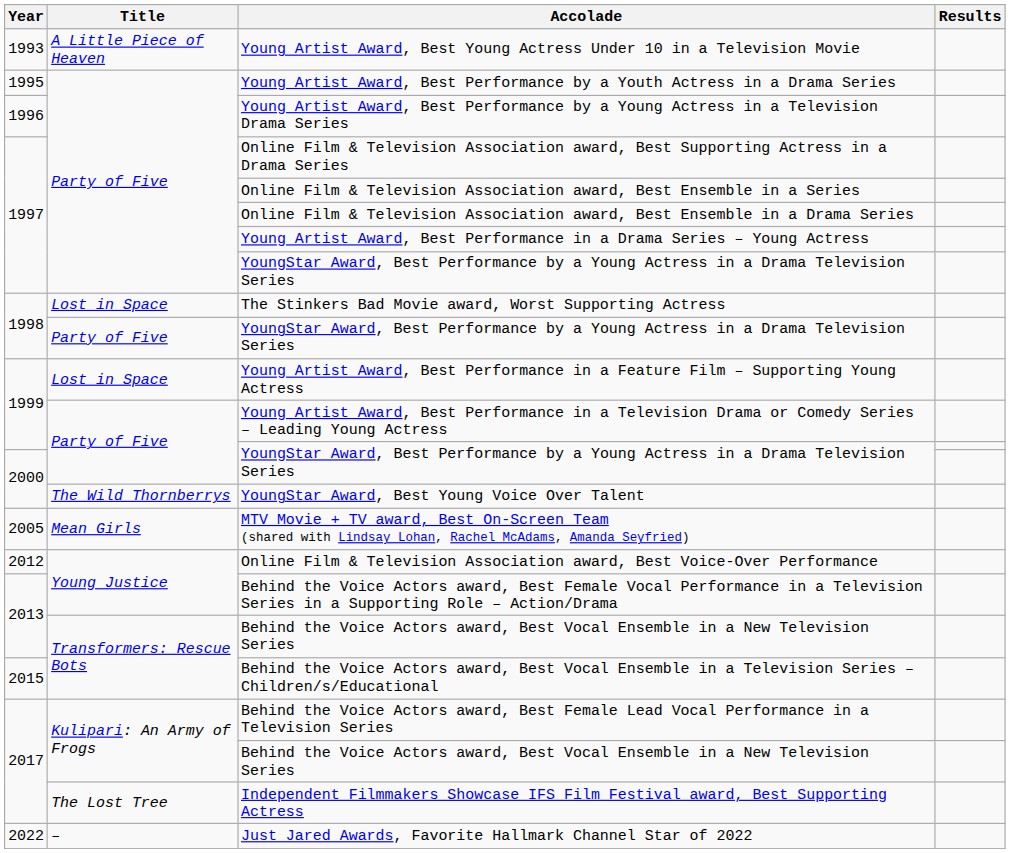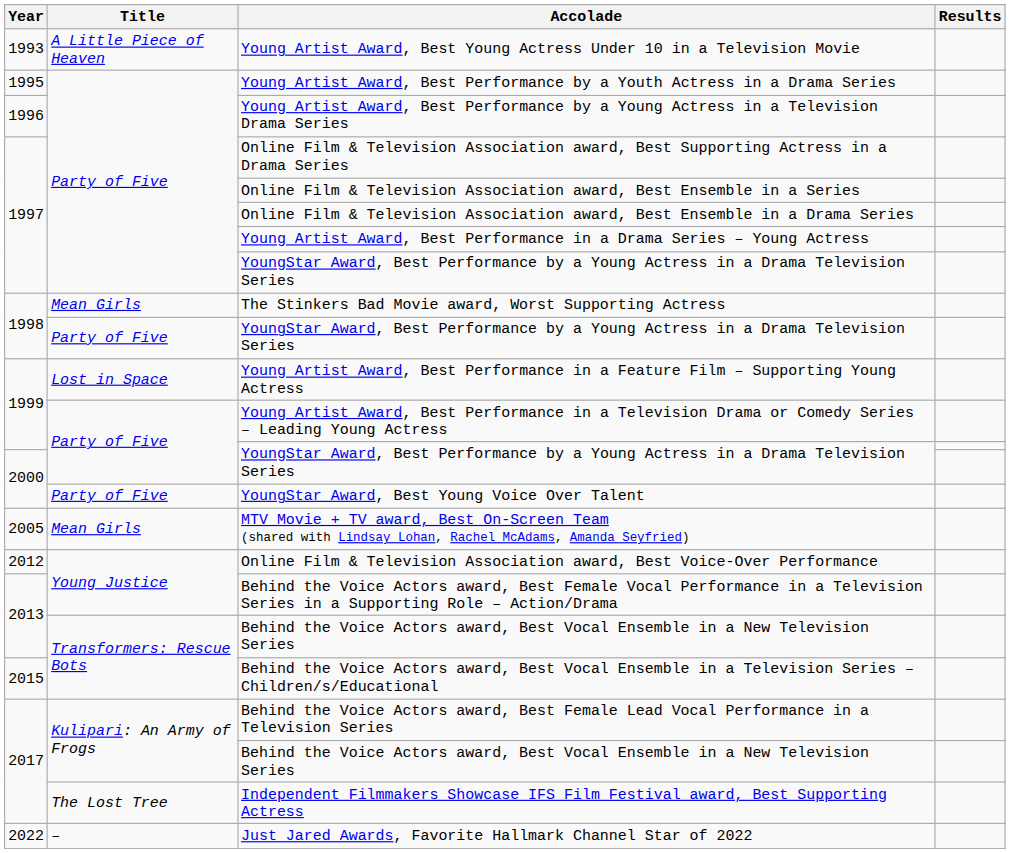(109, 305) Lost in Space -> (96, 305) Mean Girls
(141, 496) The Wild Thornberrys -> (109, 496) Party of Five
